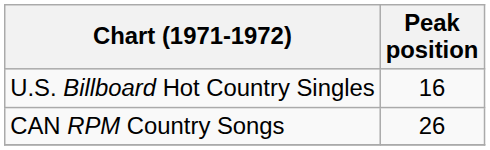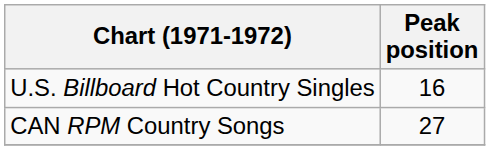(432, 125) 26 -> (432, 125) 27
